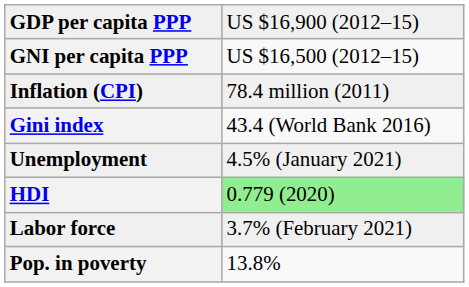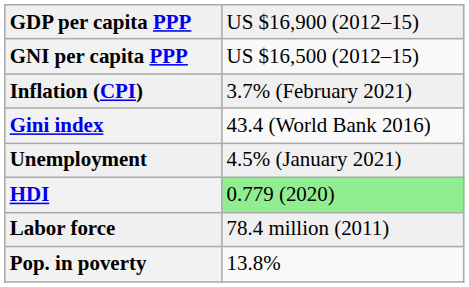(308, 90) 78.4 million (2011) -> (319, 90) 3.7% (February 2021)
(319, 228) 3.7% (February 2021) -> (308, 228) 78.4 million (2011)
